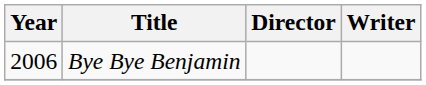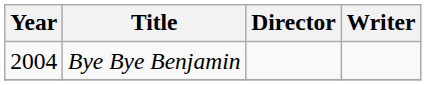(34, 60) 2006 -> (34, 60) 2004
